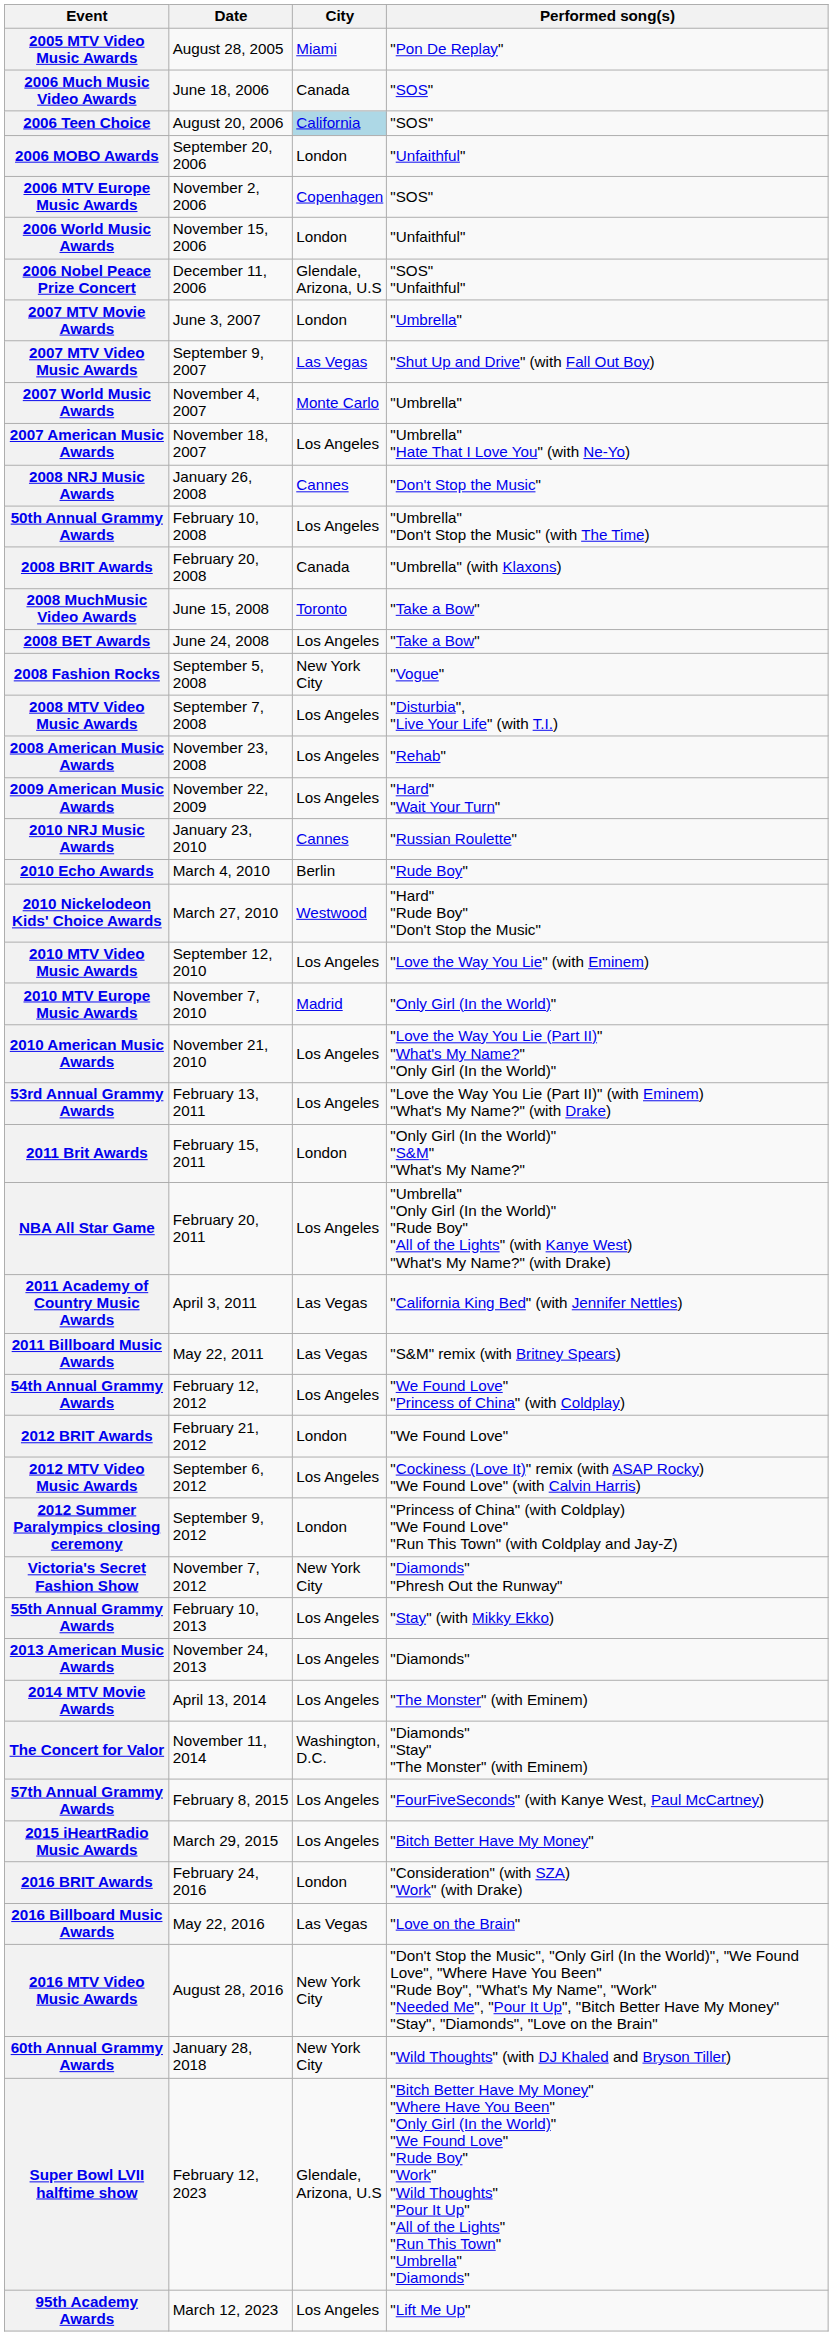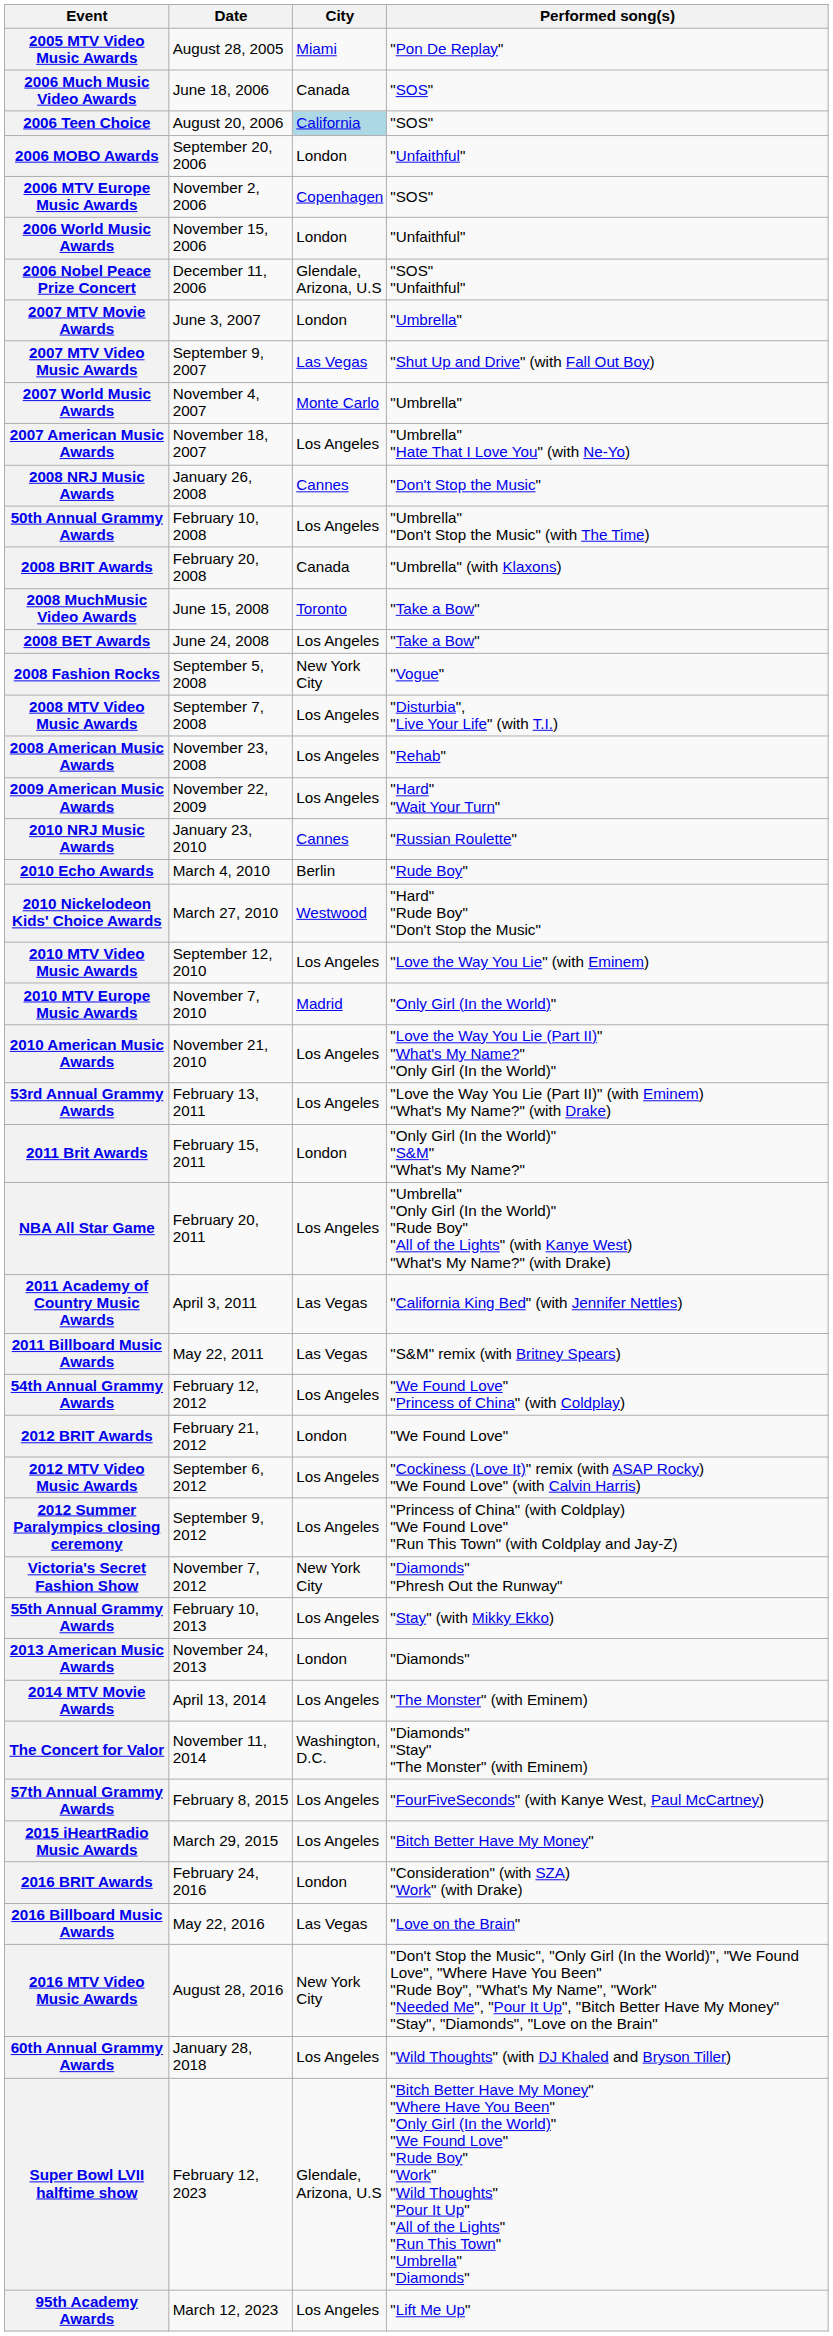(322, 1527) London -> (338, 1527) Los Angeles
(338, 1659) Los Angeles -> (322, 1659) London
(328, 2057) New York City -> (338, 2057) Los Angeles
